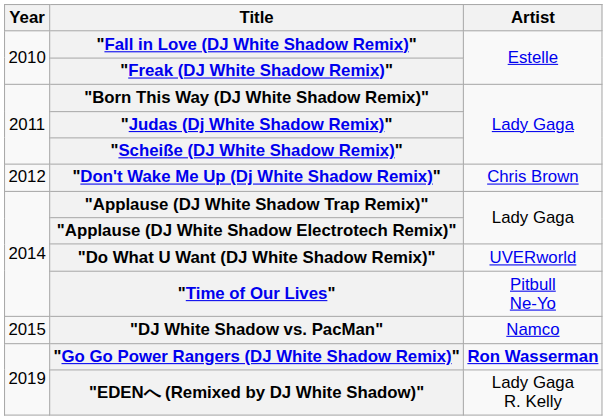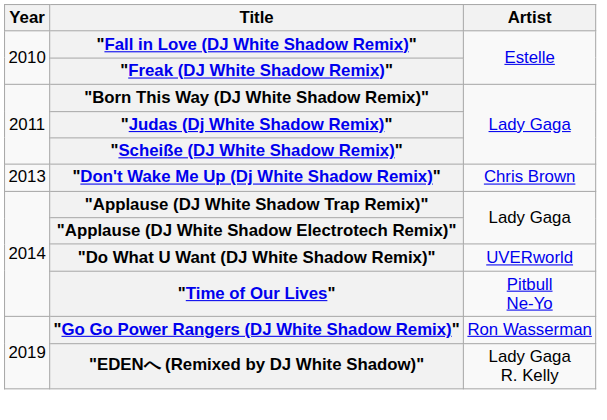(27, 177) 2012 -> (27, 177) 2013
- row: (257, 329)
(533, 356) bold -> (530, 329) normal
